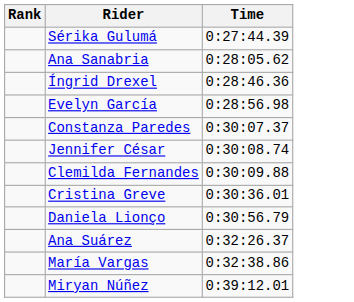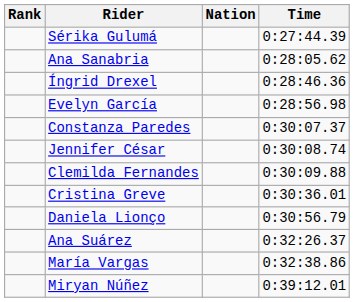+ column: (231, 16)
